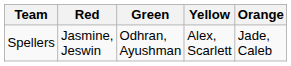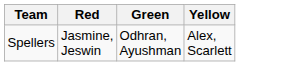- column: (261, 14)
